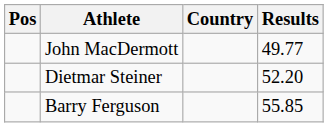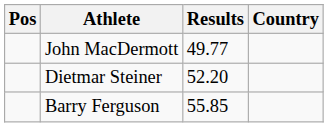columns swapped: (220, 19) <-> (290, 19)
